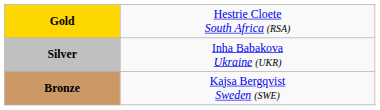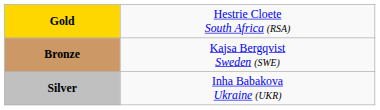rows swapped: (62, 54) <-> (62, 87)
